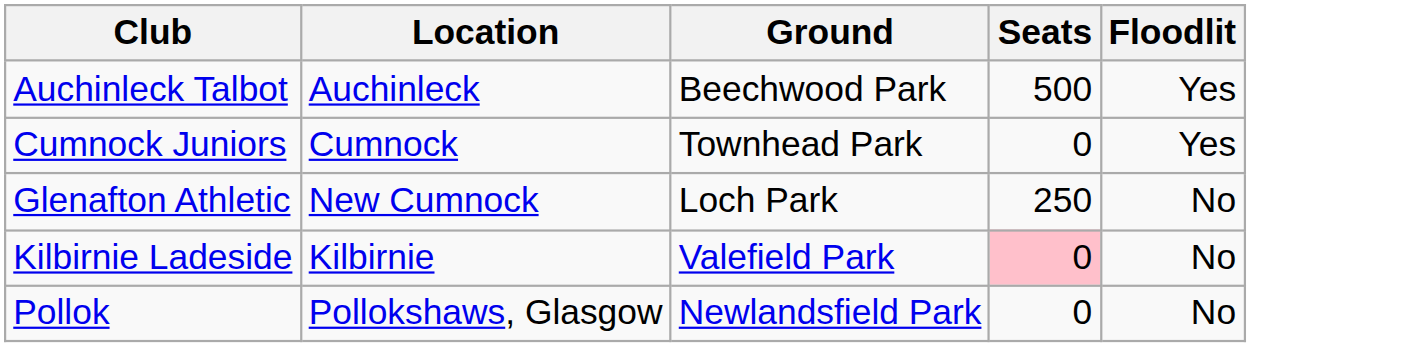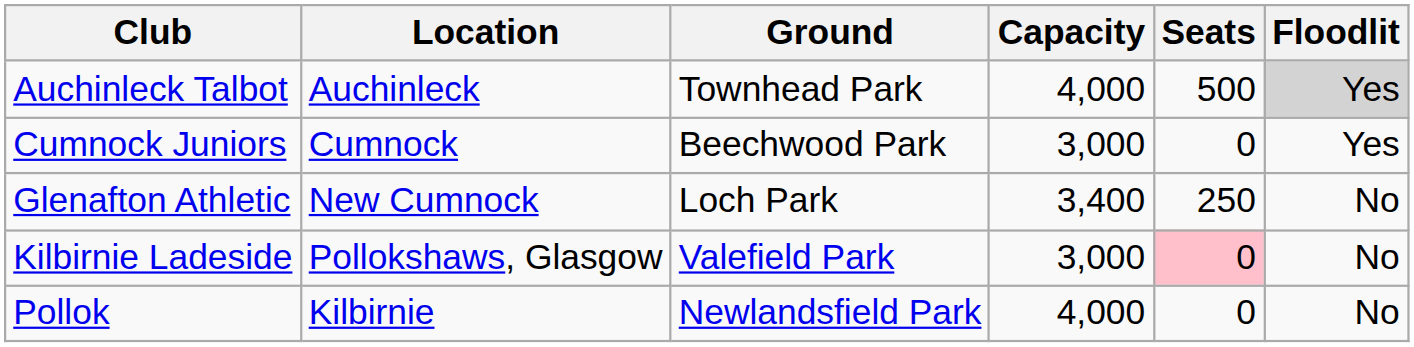+ column: (1071, 32)
(812, 88) Beechwood Park -> (801, 88) Townhead Park
(1207, 88) no background -> (1371, 88) lightgrey background
(801, 144) Townhead Park -> (812, 144) Beechwood Park
(372, 256) Kilbirnie -> (486, 256) Pollokshaws, Glasgow
(486, 312) Pollokshaws, Glasgow -> (372, 312) Kilbirnie
